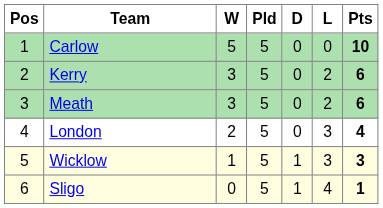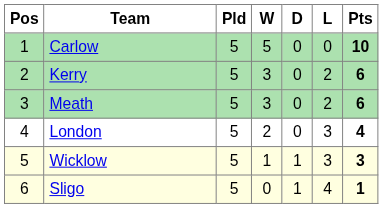columns swapped: (264, 18) <-> (232, 18)
